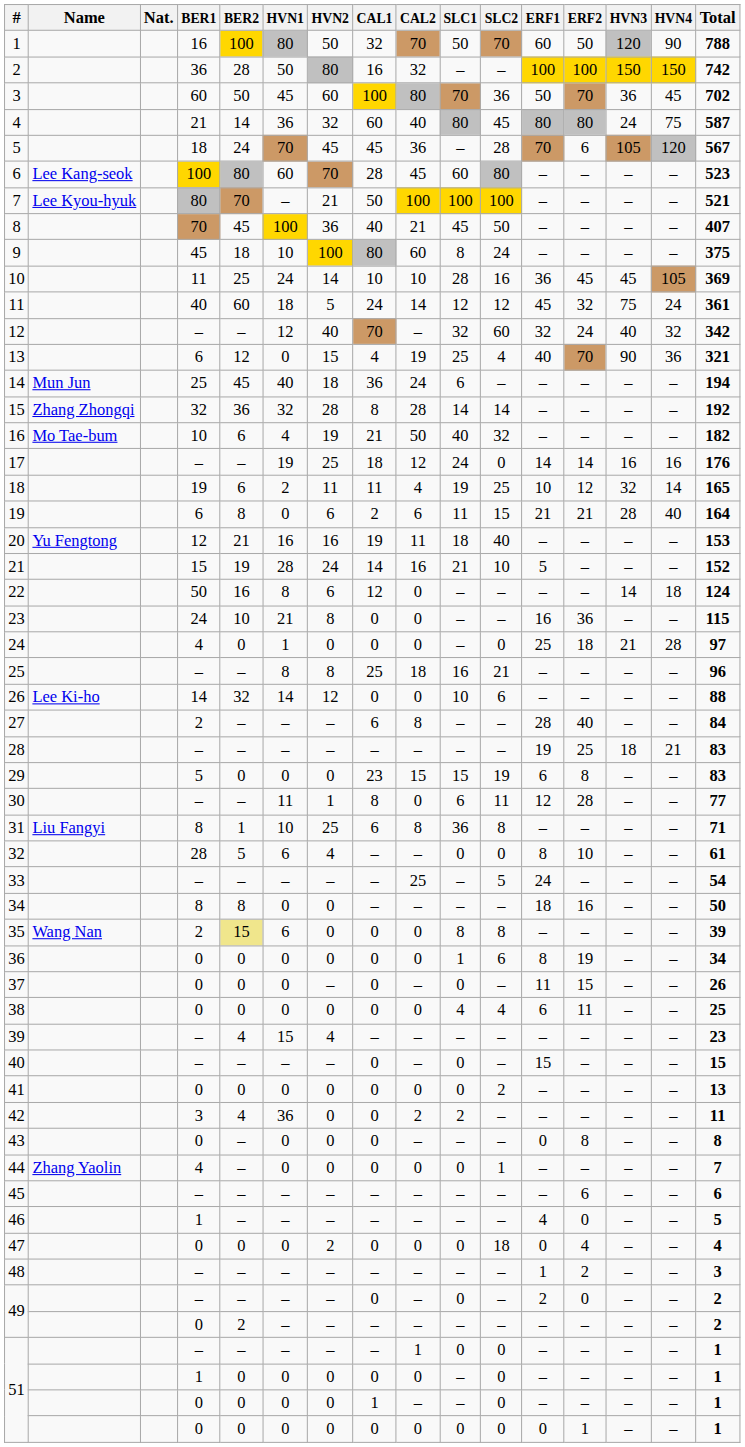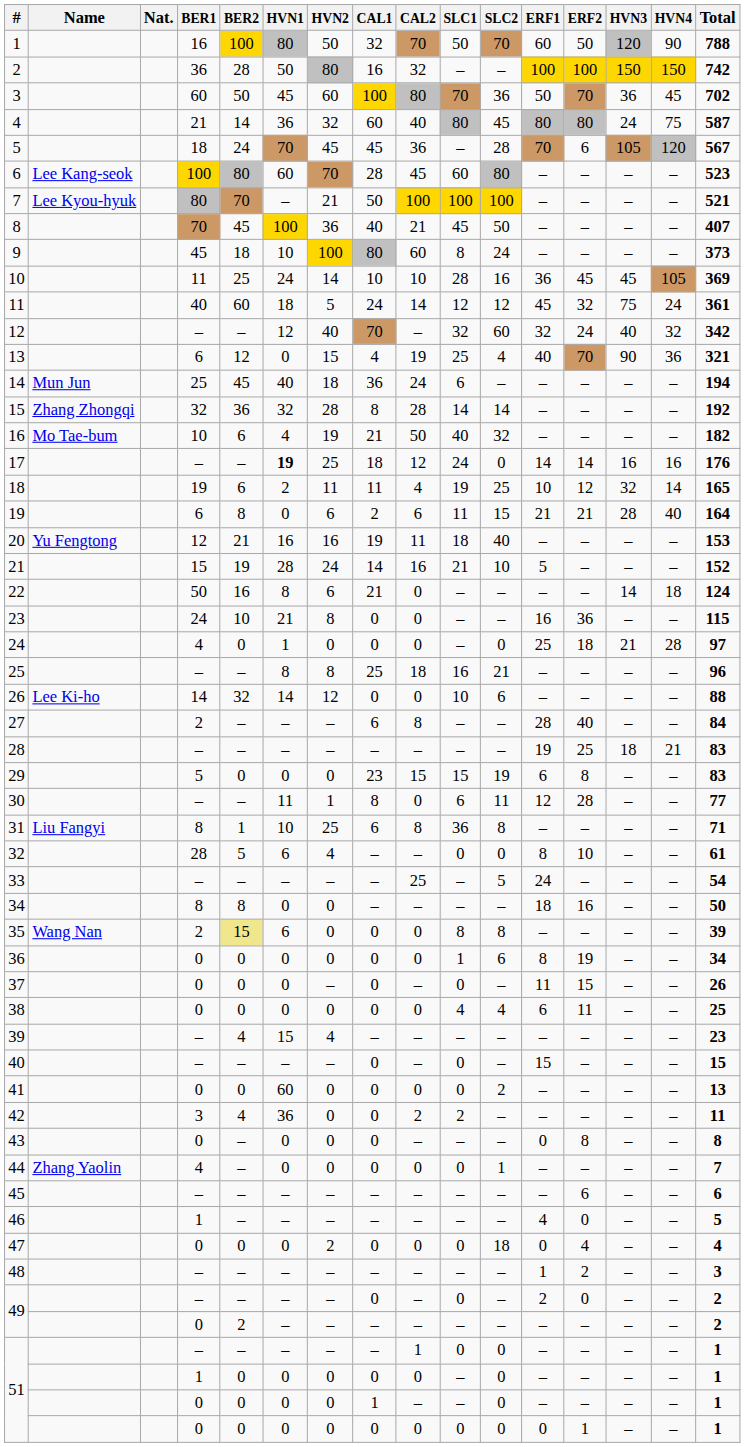(718, 252) 375 -> (718, 252) 373
(285, 461) normal -> (285, 461) bold
(375, 592) 12 -> (375, 592) 21
(285, 1089) 0 -> (285, 1089) 60
